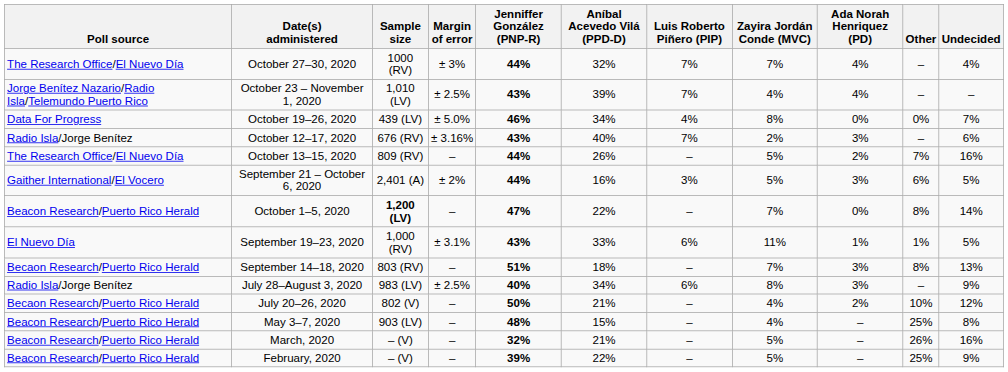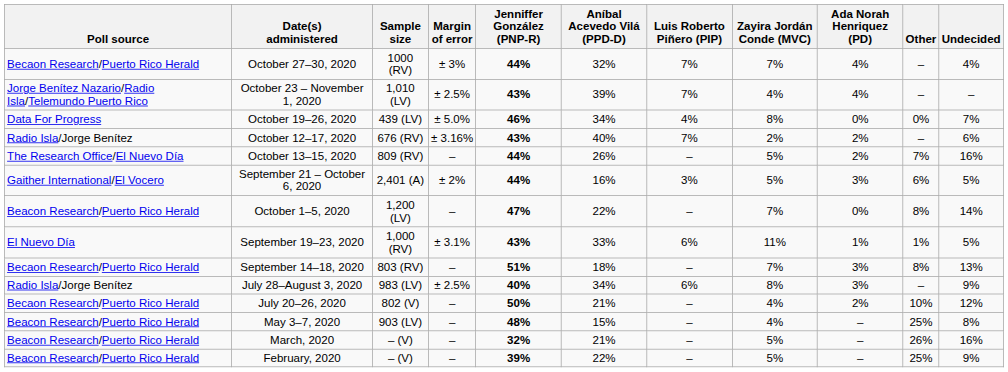(95, 64) The Research Office/El Nuevo Día -> (103, 64) Becaon Research/Puerto Rico Herald
(860, 138) 3% -> (860, 138) 2%
(400, 212) bold -> (400, 212) normal
